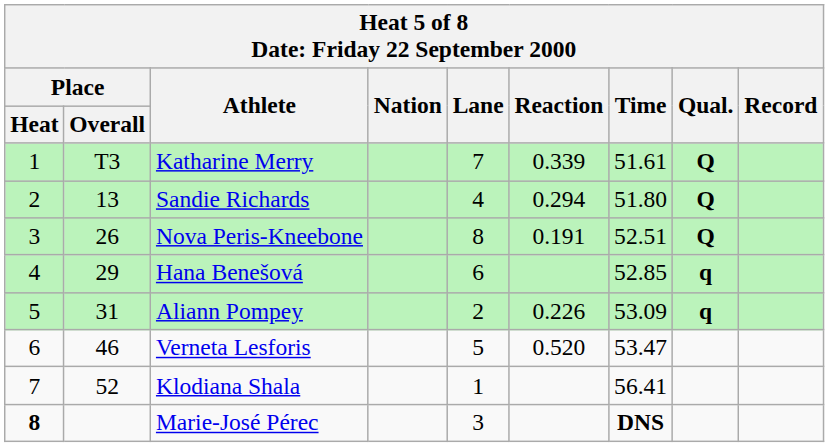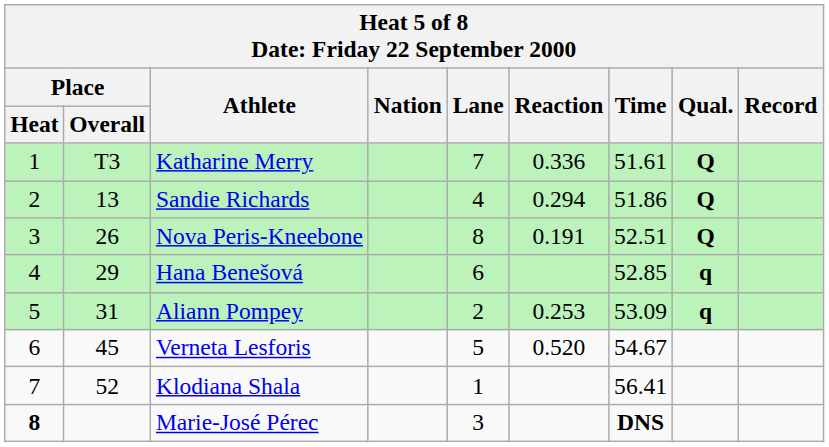(559, 161) 0.339 -> (559, 161) 0.336
(641, 198) 51.80 -> (641, 198) 51.86
(559, 310) 0.226 -> (559, 310) 0.253
(107, 348) 46 -> (107, 348) 45
(641, 348) 53.47 -> (641, 348) 54.67
